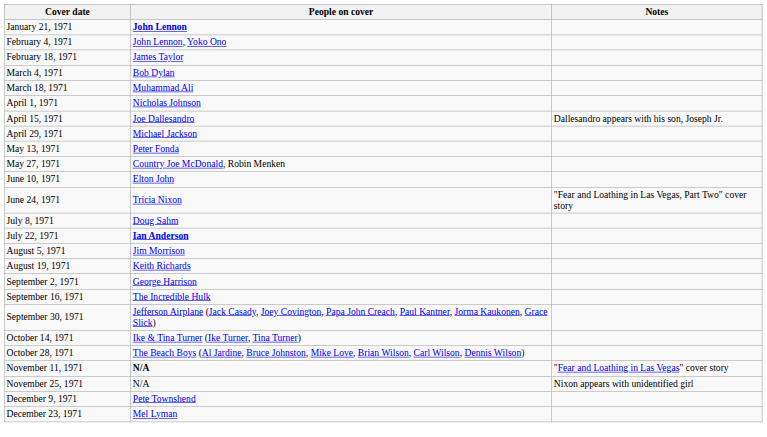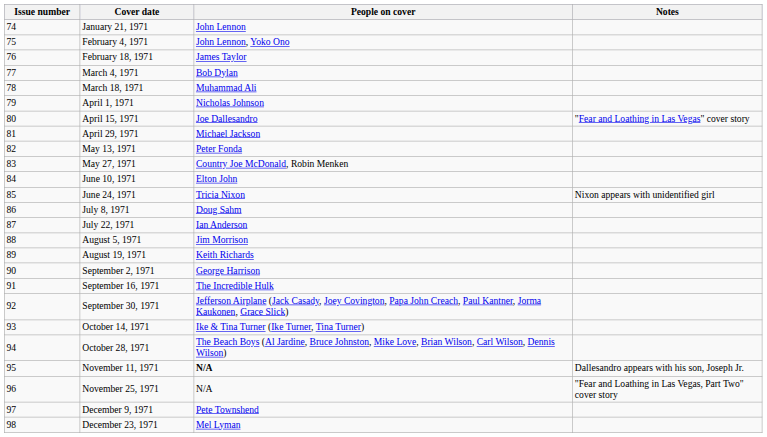+ column: (42, 12)
(160, 27) bold -> (221, 27) normal
(638, 118) Dallesandro appears with his son, Joseph Jr. -> (662, 118) "Fear and Loathing in Las Vegas" cover story
(650, 200) "Fear and Loathing in Las Vegas, Part Two" cover story -> (645, 194) Nixon appears with unidentified girl
(161, 236) bold -> (222, 225) normal
(641, 368) "Fear and Loathing in Las Vegas" cover story -> (659, 368) Dallesandro appears with his son, Joseph Jr.
(624, 383) Nixon appears with unidentified girl -> (659, 389) "Fear and Loathing in Las Vegas, Part Two" cover story
